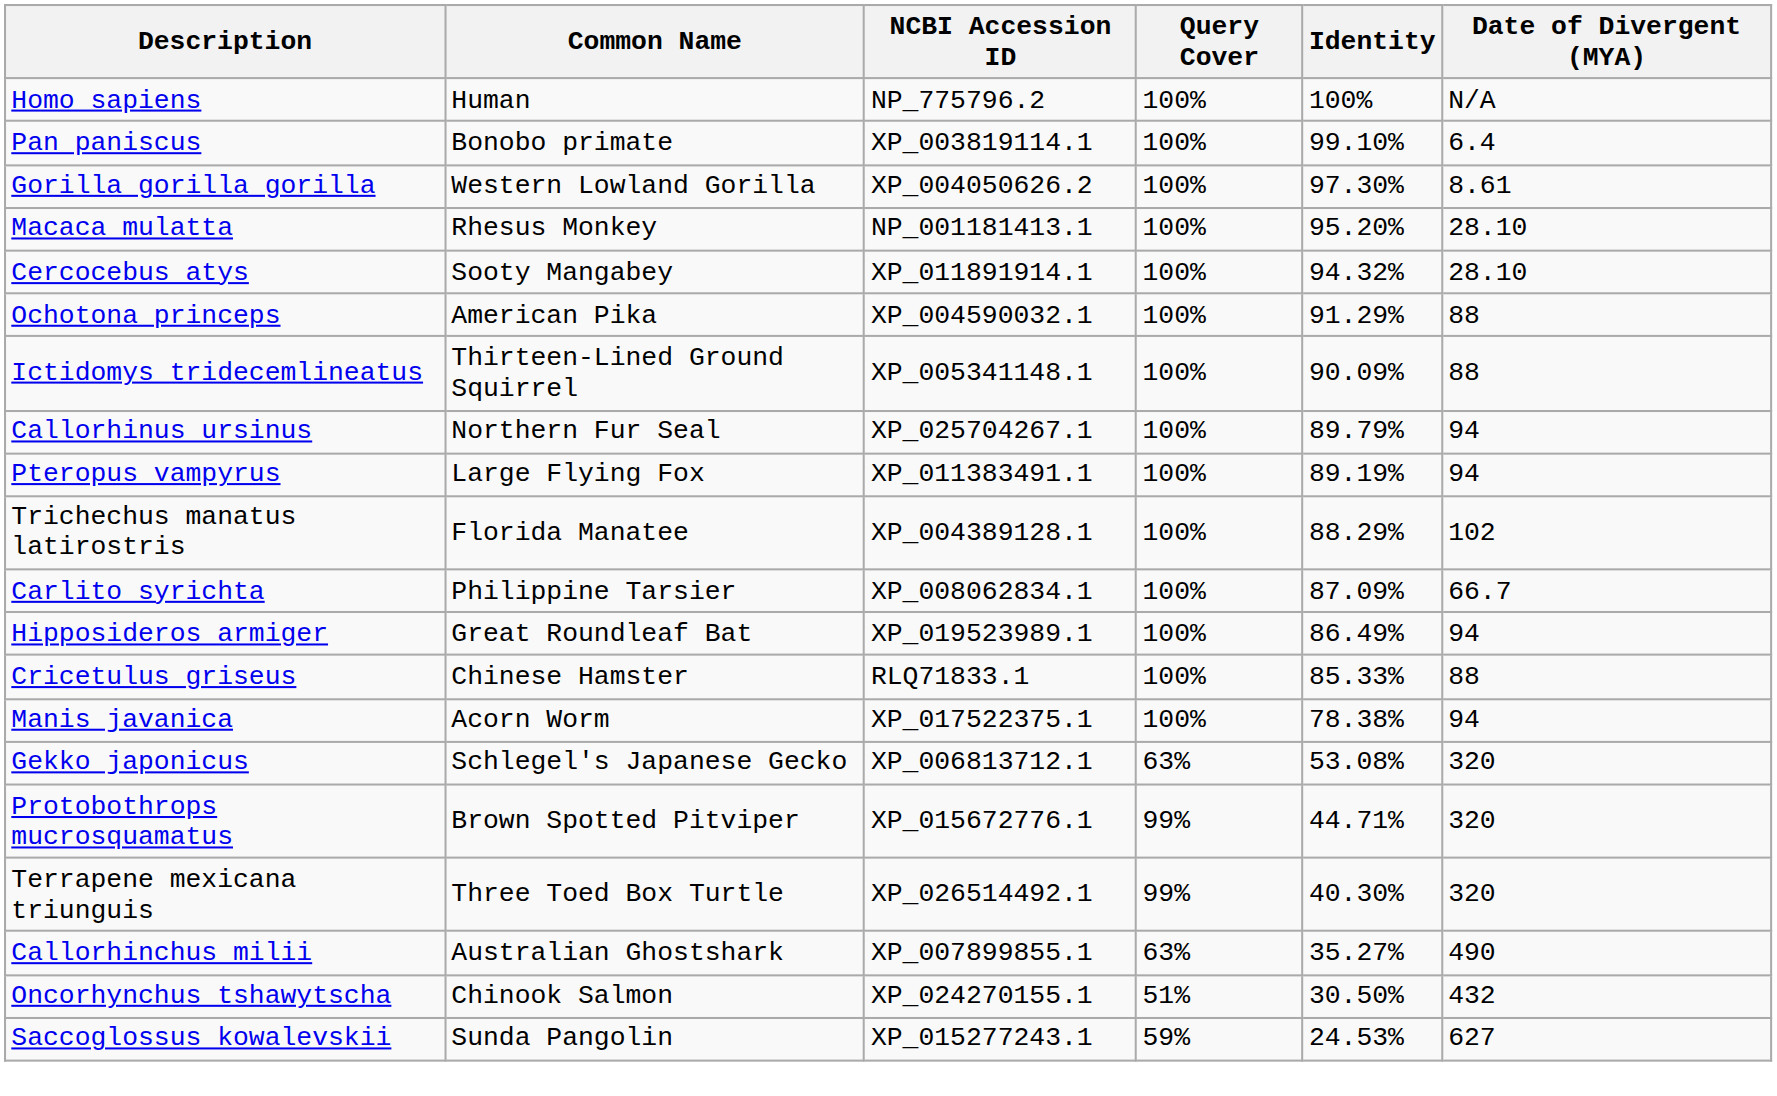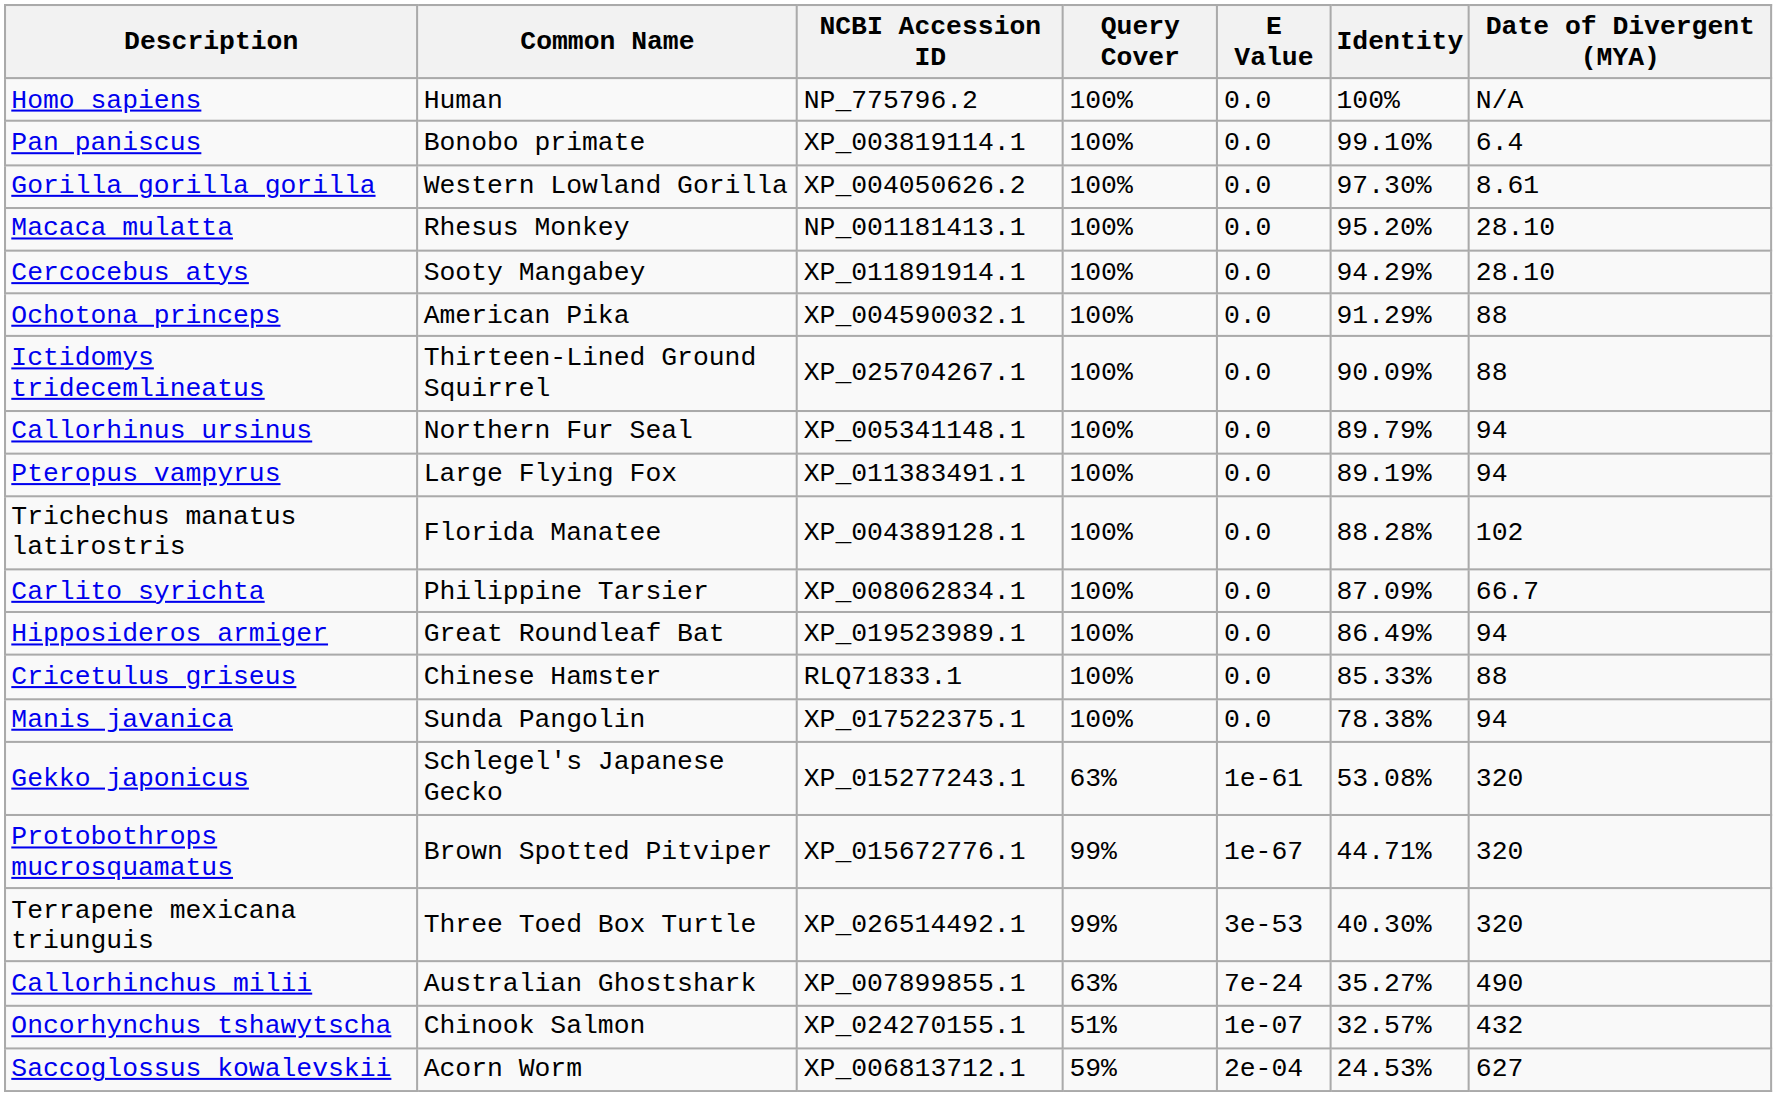+ column: (1274, 42)
(1356, 272) 94.32% -> (1384, 272) 94.29%
(982, 373) XP_005341148.1 -> (915, 373) XP_025704267.1
(982, 432) XP_025704267.1 -> (915, 432) XP_005341148.1
(1356, 533) 88.29% -> (1384, 533) 88.28%
(531, 720) Acorn Worm -> (535, 720) Sunda Pangolin
(982, 763) XP_006813712.1 -> (915, 778) XP_015277243.1
(1356, 996) 30.50% -> (1384, 1026) 32.57%
(562, 1039) Sunda Pangolin -> (503, 1069) Acorn Worm
(982, 1039) XP_015277243.1 -> (915, 1069) XP_006813712.1
